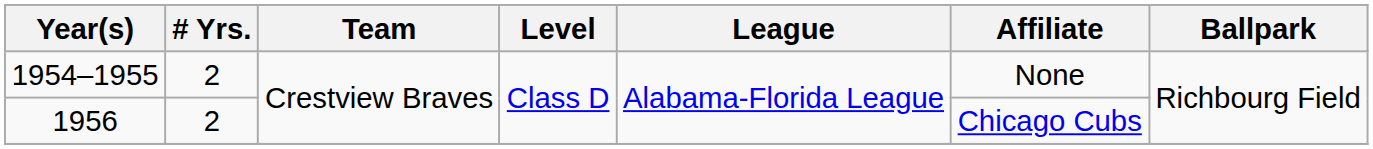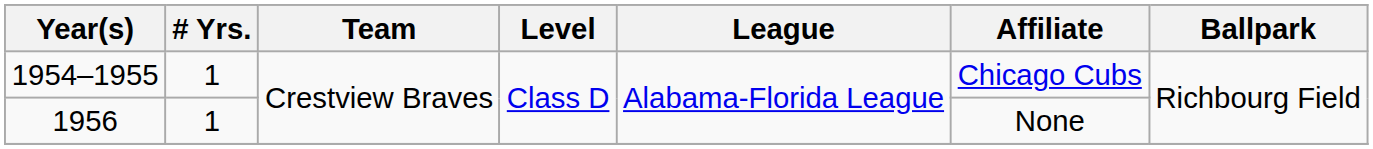(212, 75) 2 -> (212, 75) 1
(1050, 75) None -> (1050, 75) Chicago Cubs
(212, 121) 2 -> (212, 121) 1
(1050, 121) Chicago Cubs -> (1050, 121) None
